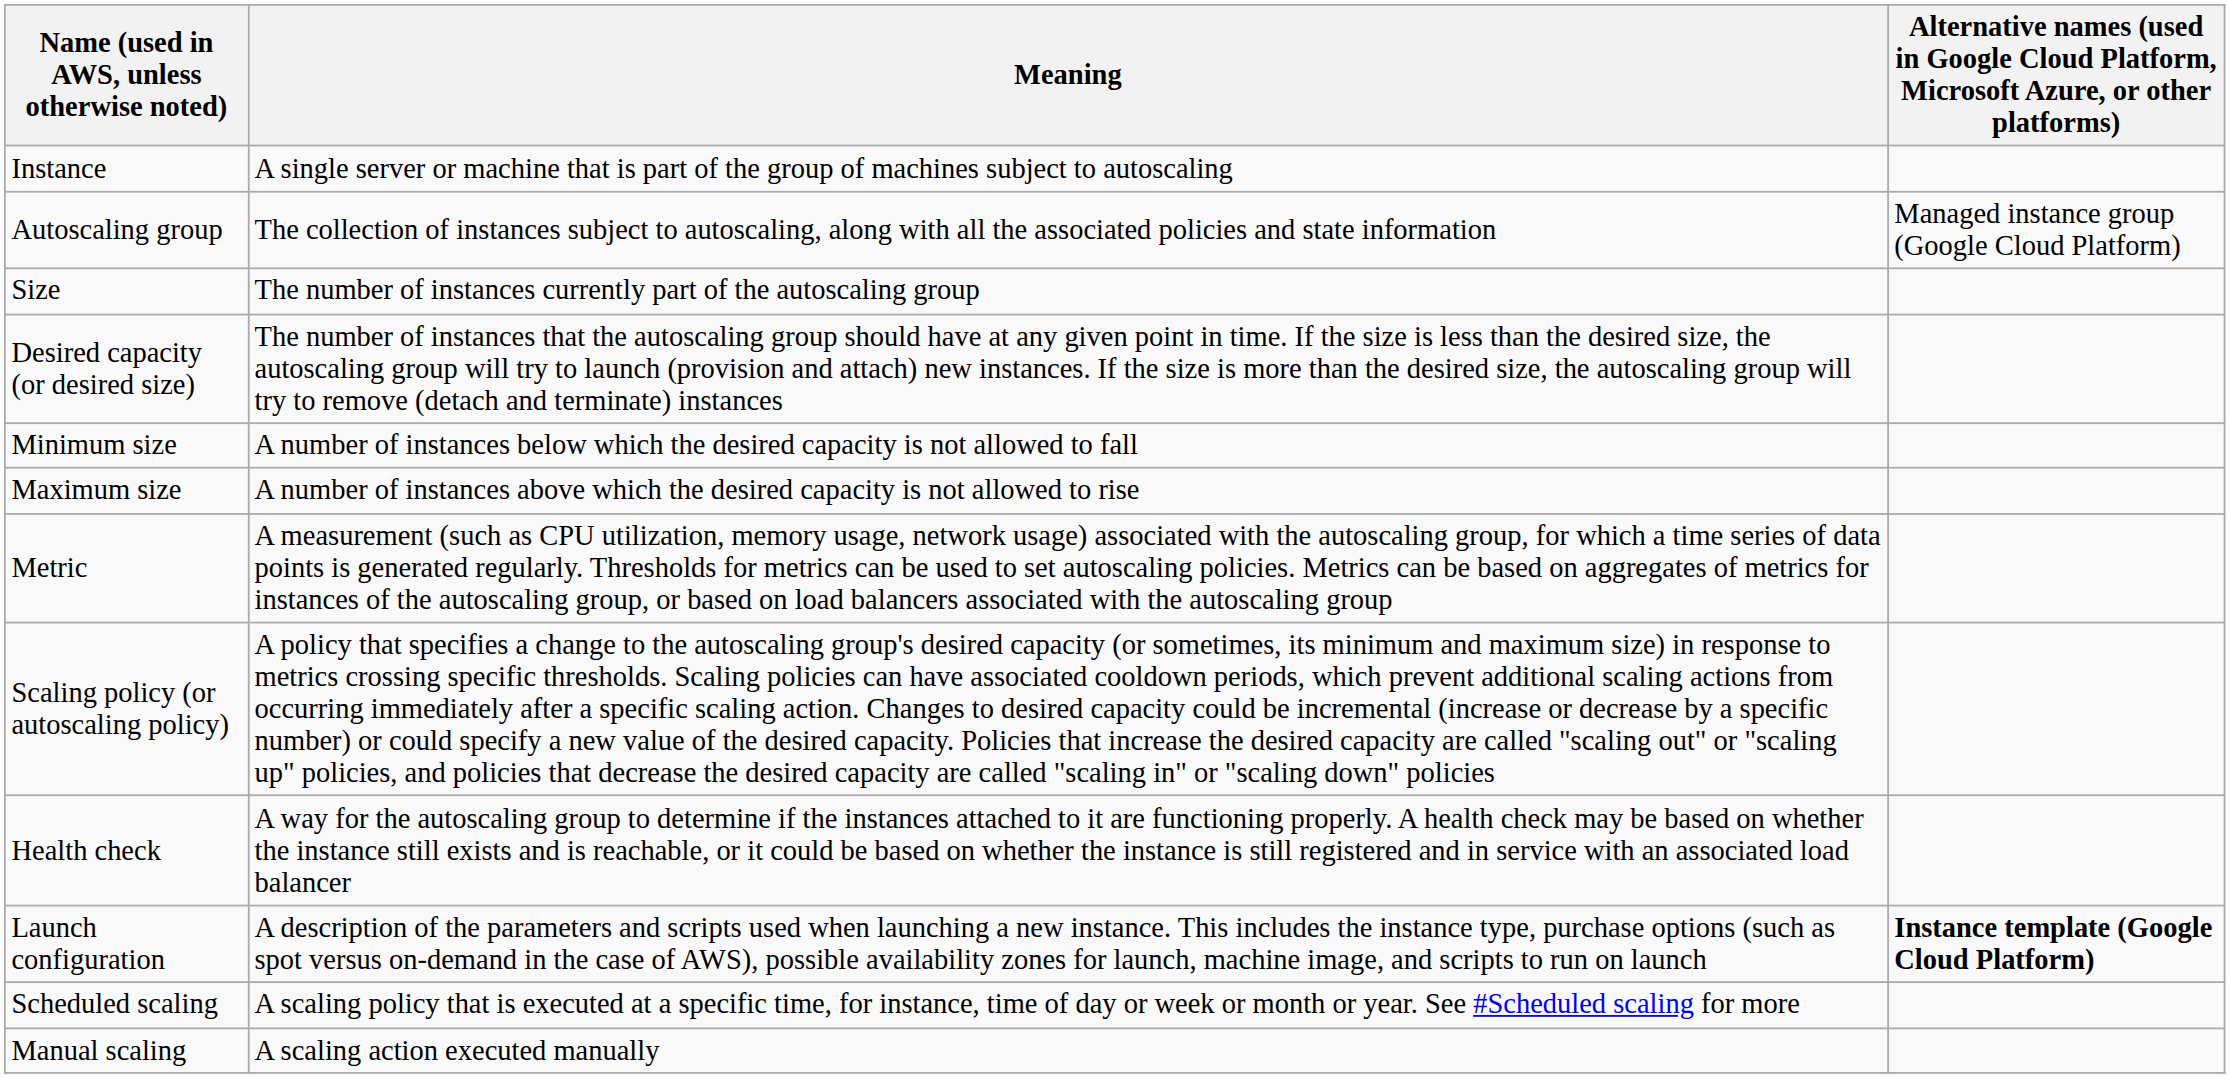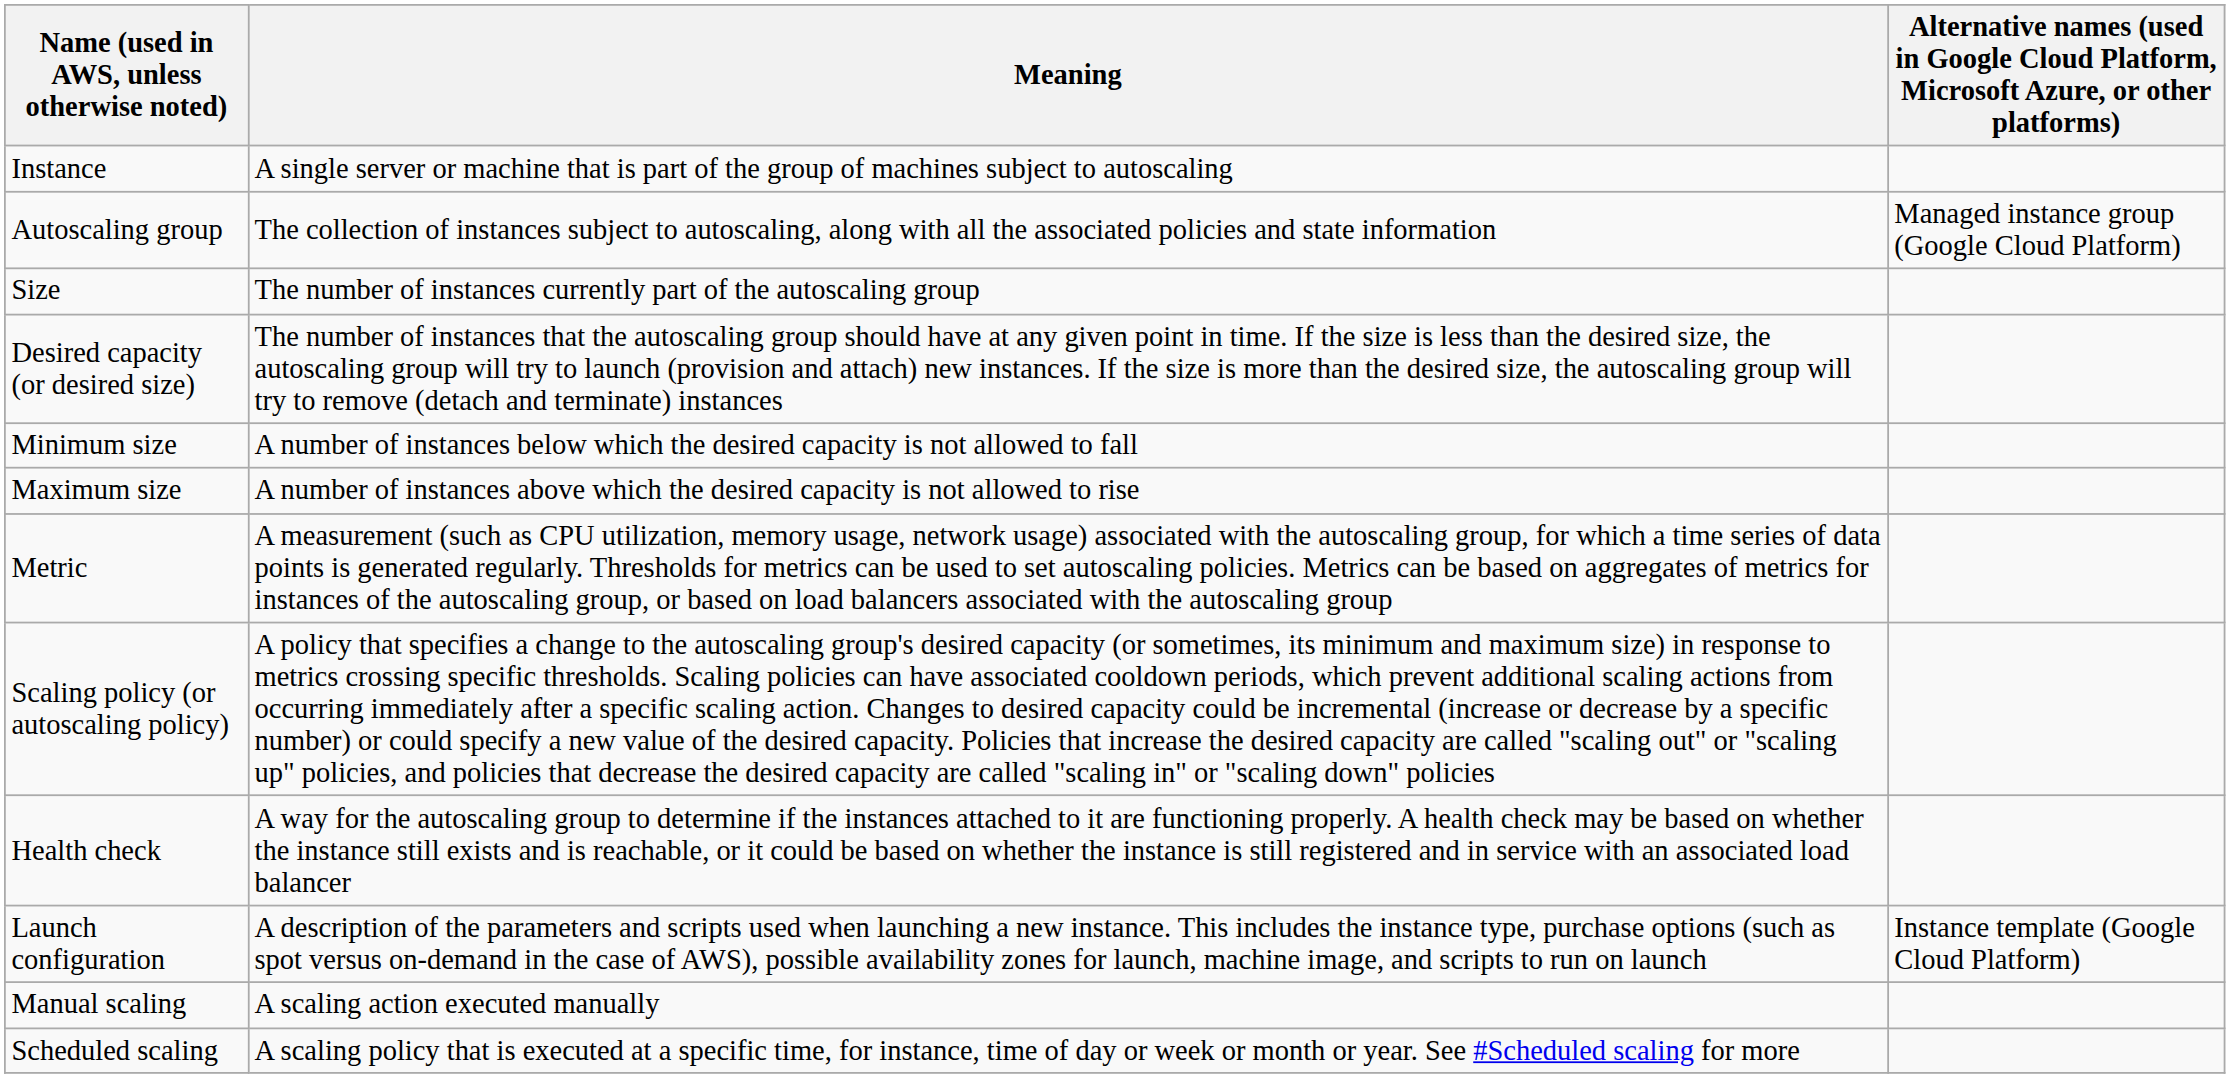(2053, 943) bold -> (2045, 943) normal
rows swapped: (99, 1049) <-> (115, 1004)
